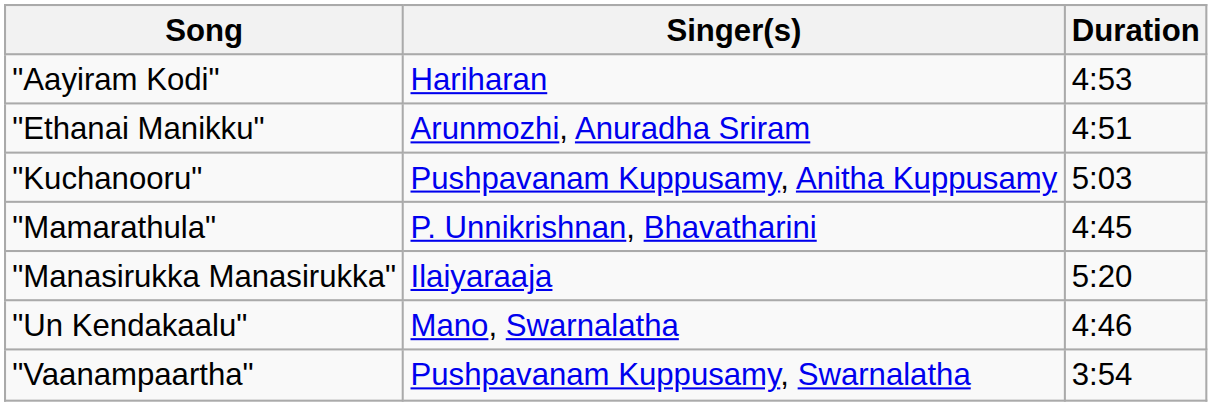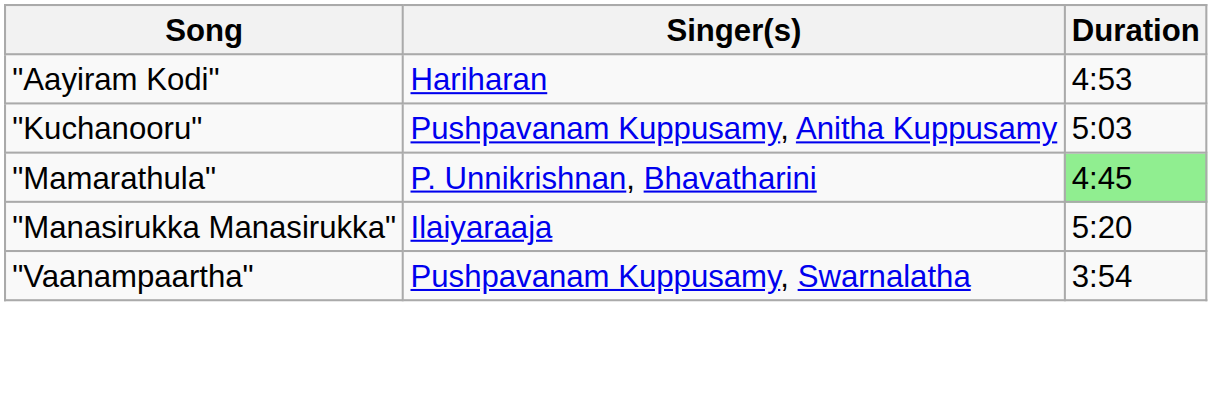- row: (138, 129)
(1102, 227) no background -> (1102, 178) lightgreen background
- row: (130, 326)
